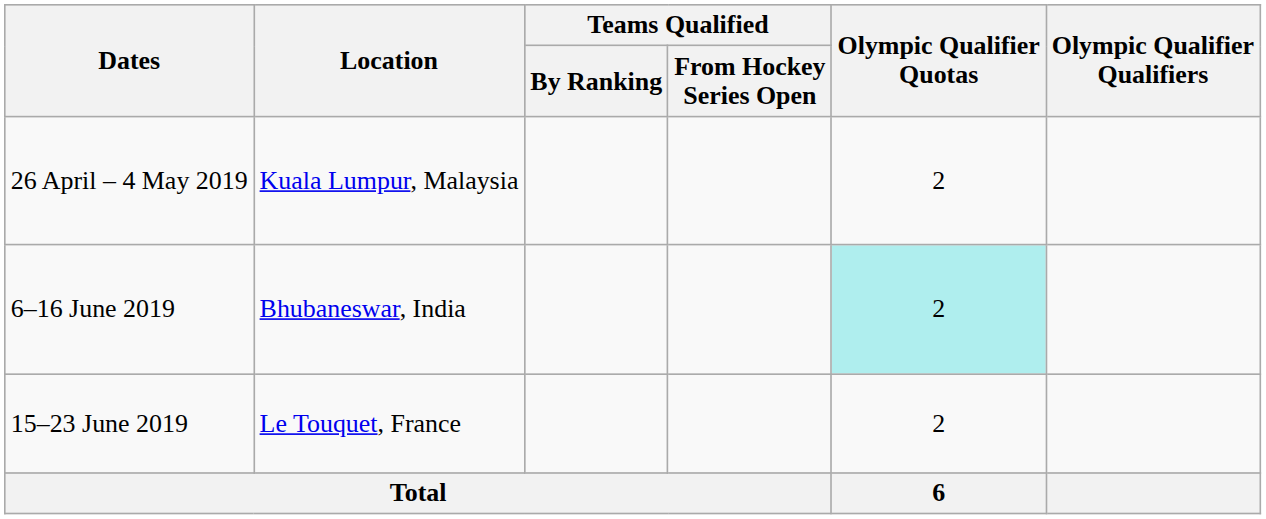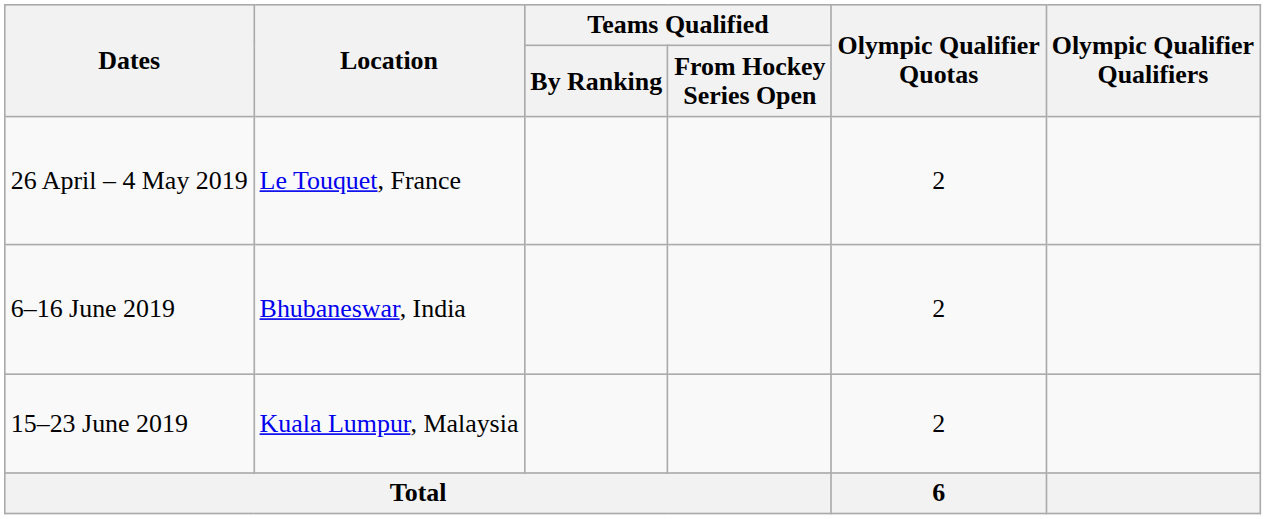(389, 180) Kuala Lumpur, Malaysia -> (360, 180) Le Touquet, France
(939, 308) paleturquoise background -> (939, 308) no background
(360, 422) Le Touquet, France -> (389, 422) Kuala Lumpur, Malaysia
